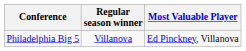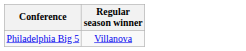- column: (193, 17)
